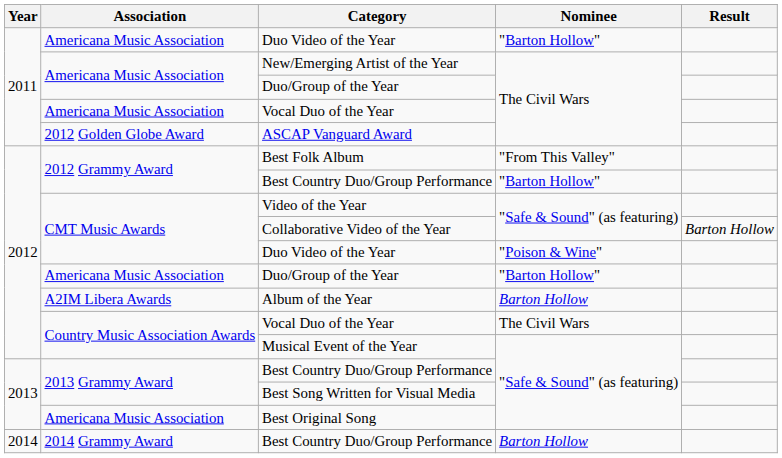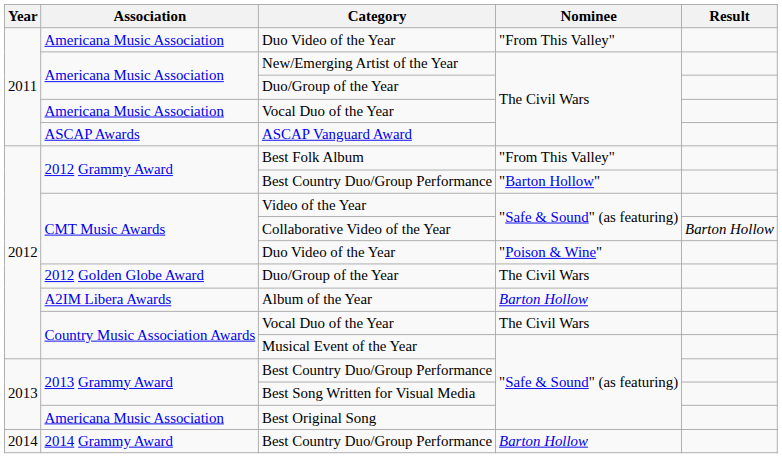(550, 39) "Barton Hollow" -> (557, 39) "From This Valley"
(124, 134) 2012 Golden Globe Award -> (92, 134) ASCAP Awards
(134, 275) Americana Music Association -> (124, 275) 2012 Golden Globe Award
(550, 275) "Barton Hollow" -> (544, 275) The Civil Wars
